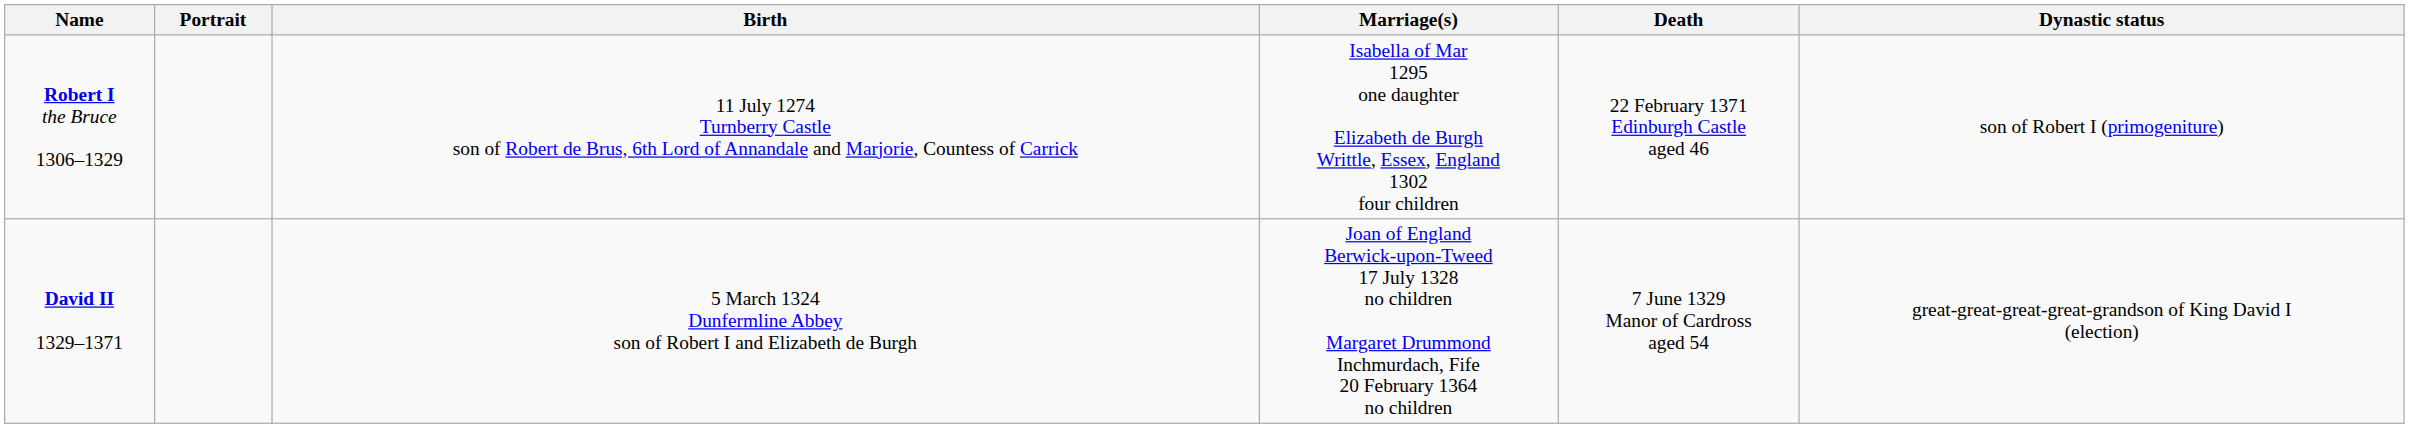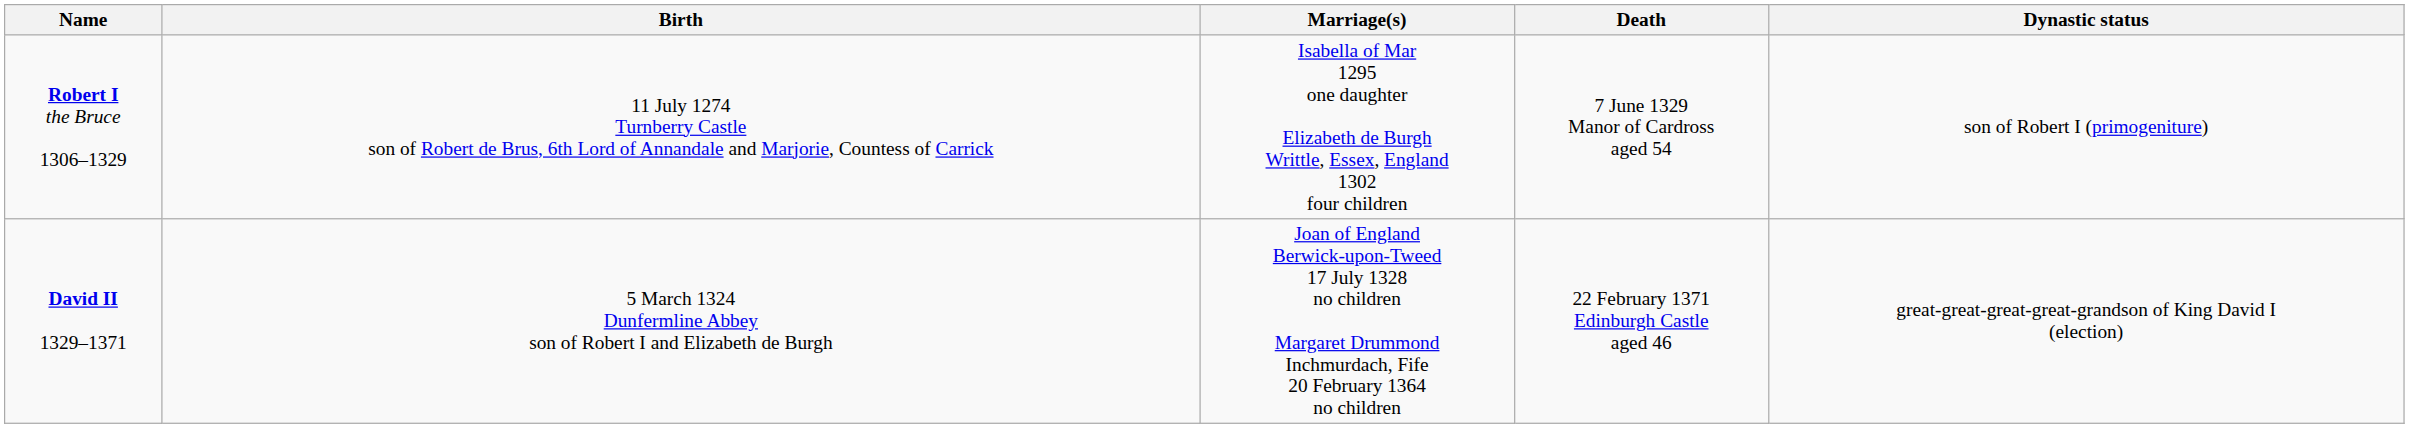- column: (213, 19)
(1679, 126) 22 February 1371 Edinburgh Castle aged 46 -> (1641, 126) 7 June 1329 Manor of Cardross aged 54
(1679, 320) 7 June 1329 Manor of Cardross aged 54 -> (1641, 320) 22 February 1371 Edinburgh Castle aged 46
